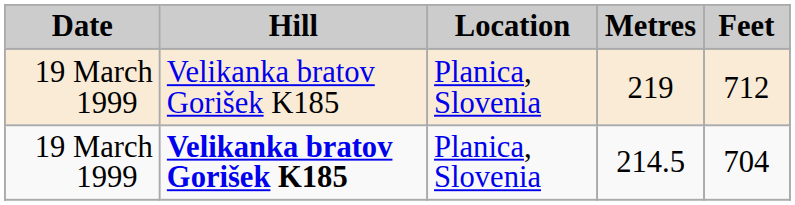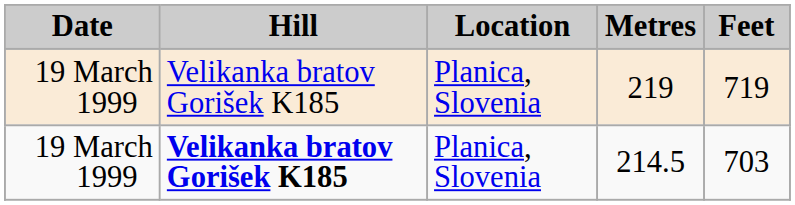(746, 86) 712 -> (746, 86) 719
(746, 161) 704 -> (746, 161) 703
